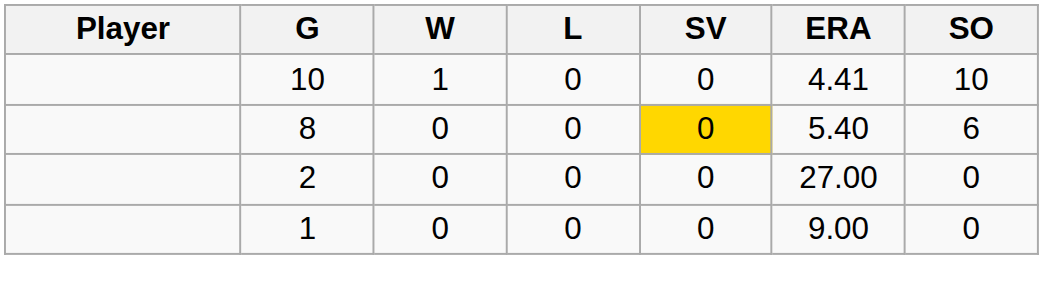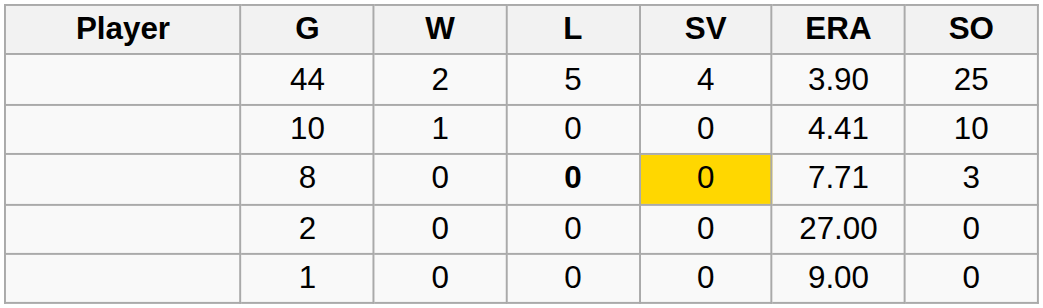+ row: (307, 79)
(573, 128) normal -> (573, 178) bold
(838, 128) 5.40 -> (838, 178) 7.71
(971, 128) 6 -> (971, 178) 3
